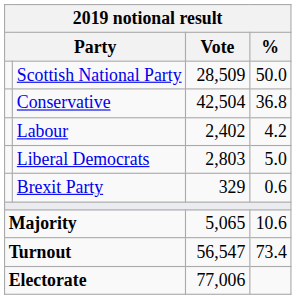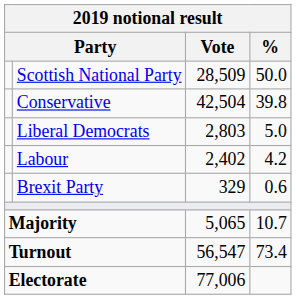(271, 103) 36.8 -> (271, 103) 39.8
rows swapped: (83, 159) <-> (42, 131)
(271, 223) 10.6 -> (271, 223) 10.7
